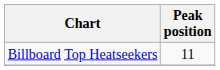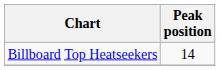(188, 53) 11 -> (188, 53) 14
